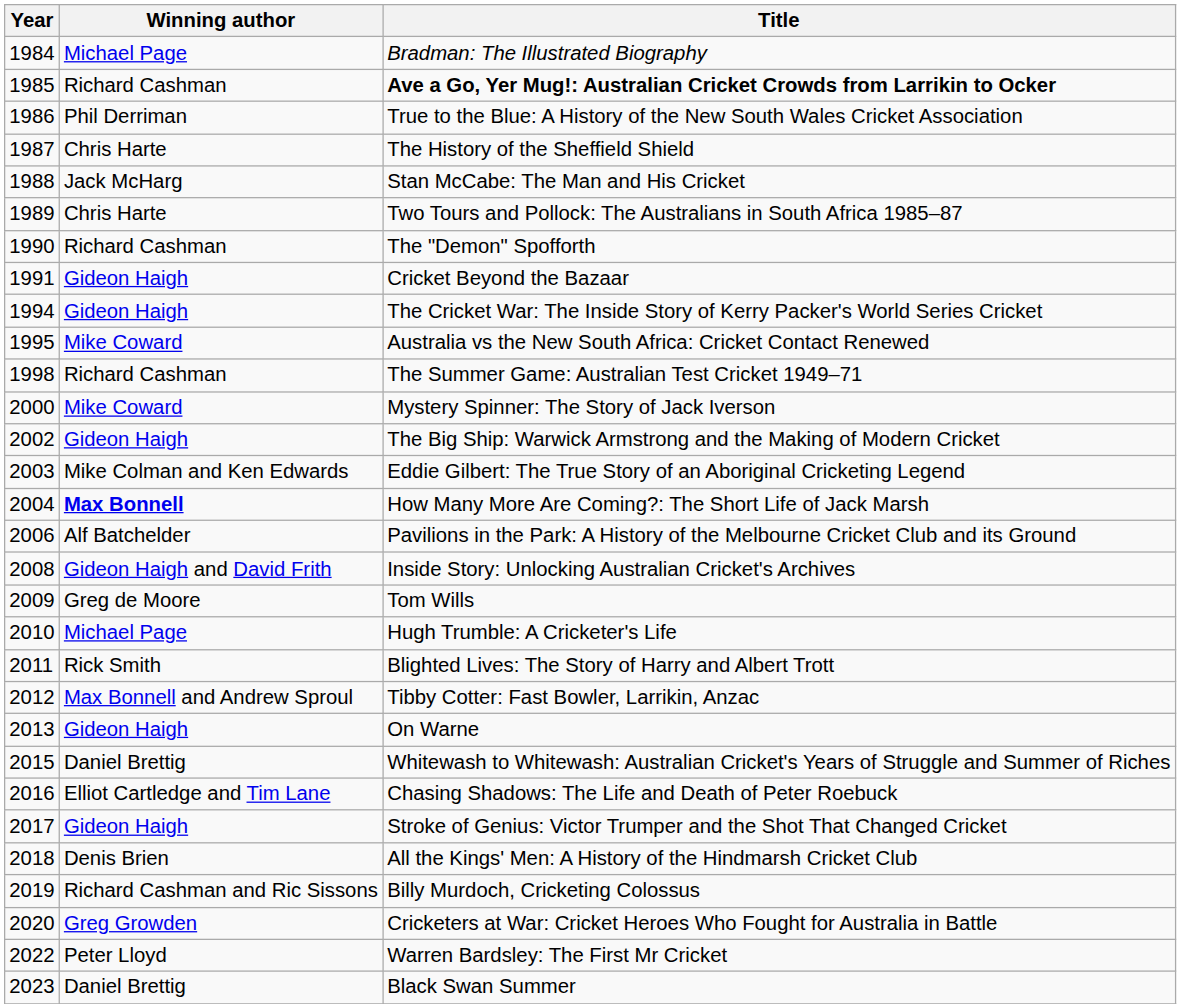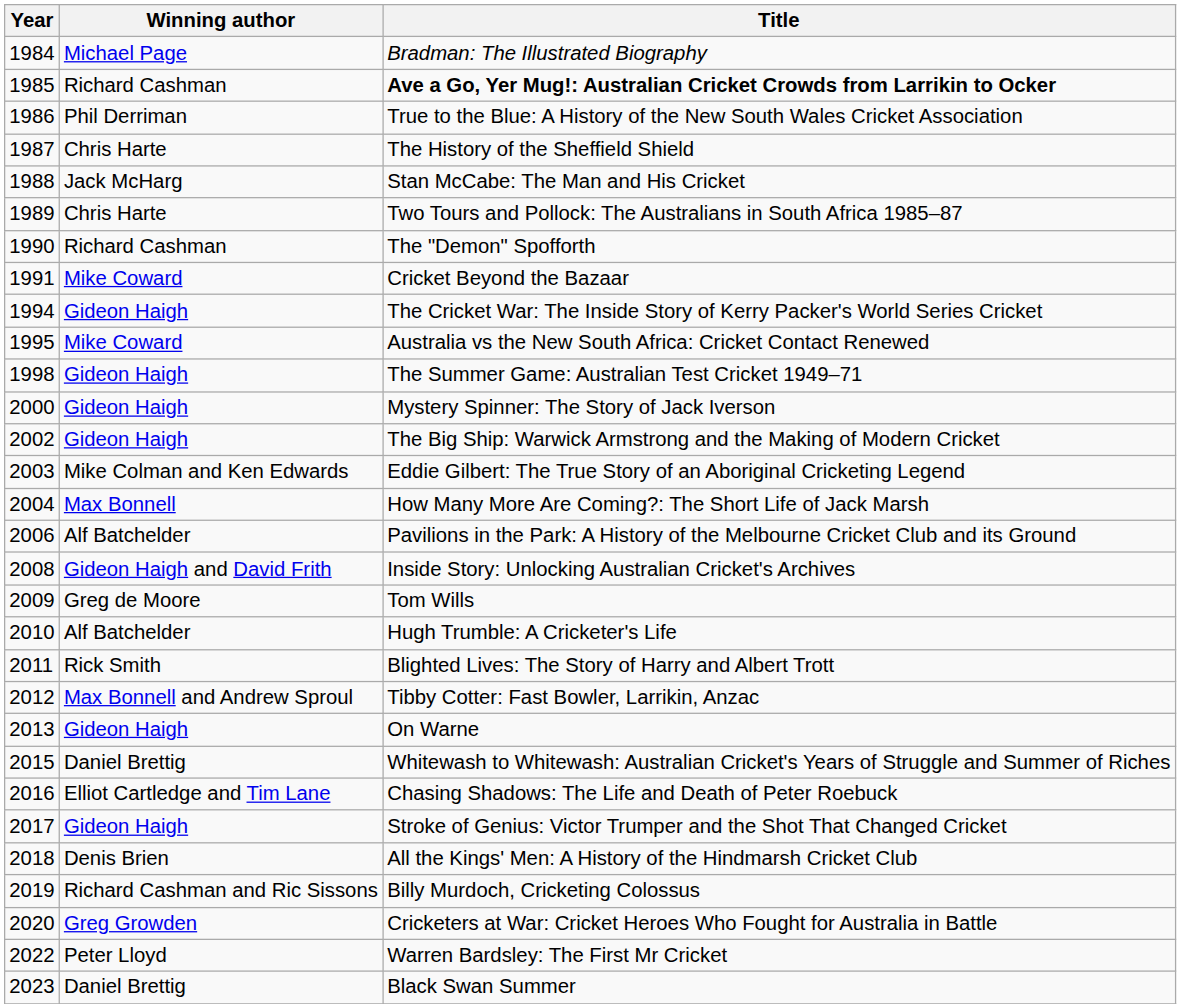(126, 278) Gideon Haigh -> (123, 278) Mike Coward
(145, 375) Richard Cashman -> (126, 375) Gideon Haigh
(123, 407) Mike Coward -> (126, 407) Gideon Haigh
(124, 504) bold -> (120, 504) normal
(125, 632) Michael Page -> (127, 632) Alf Batchelder
